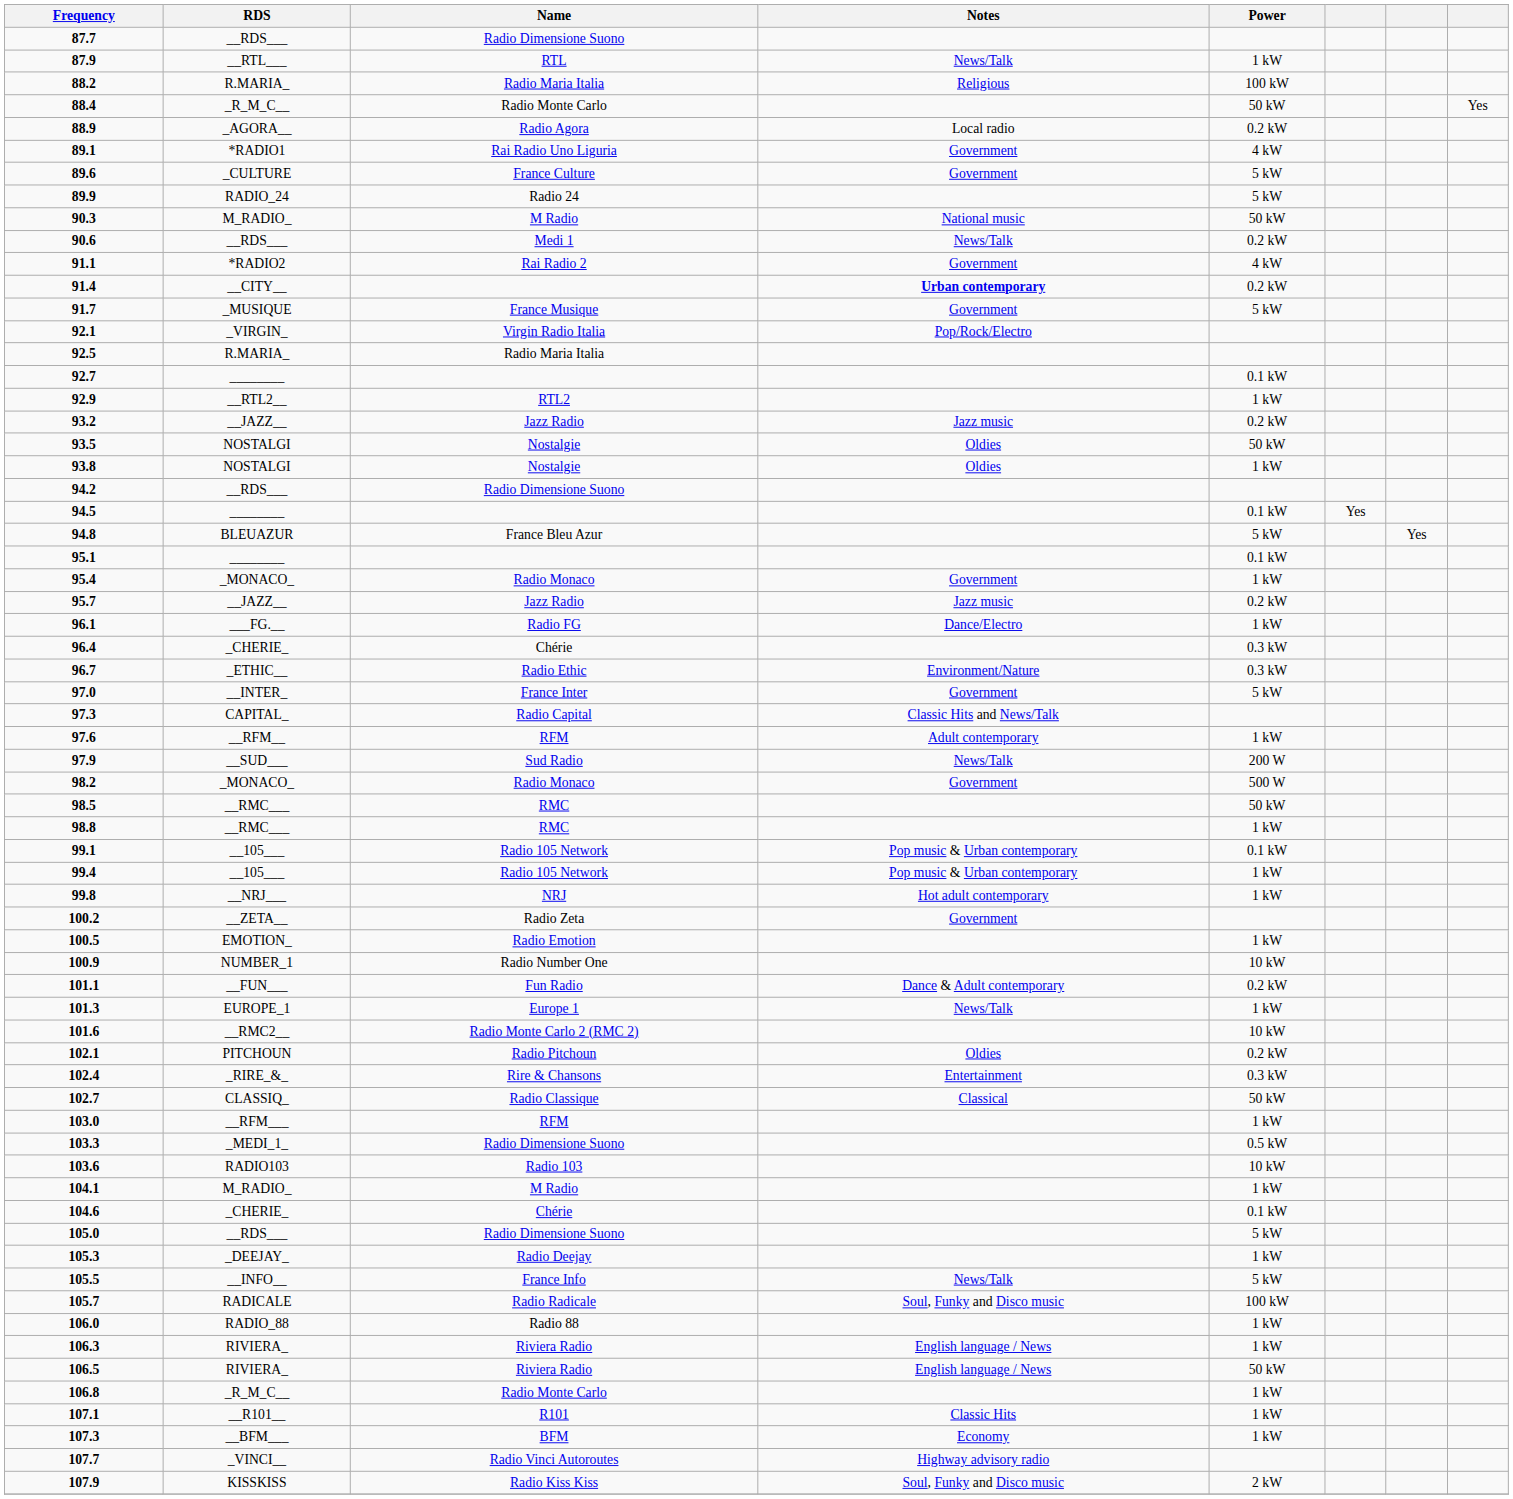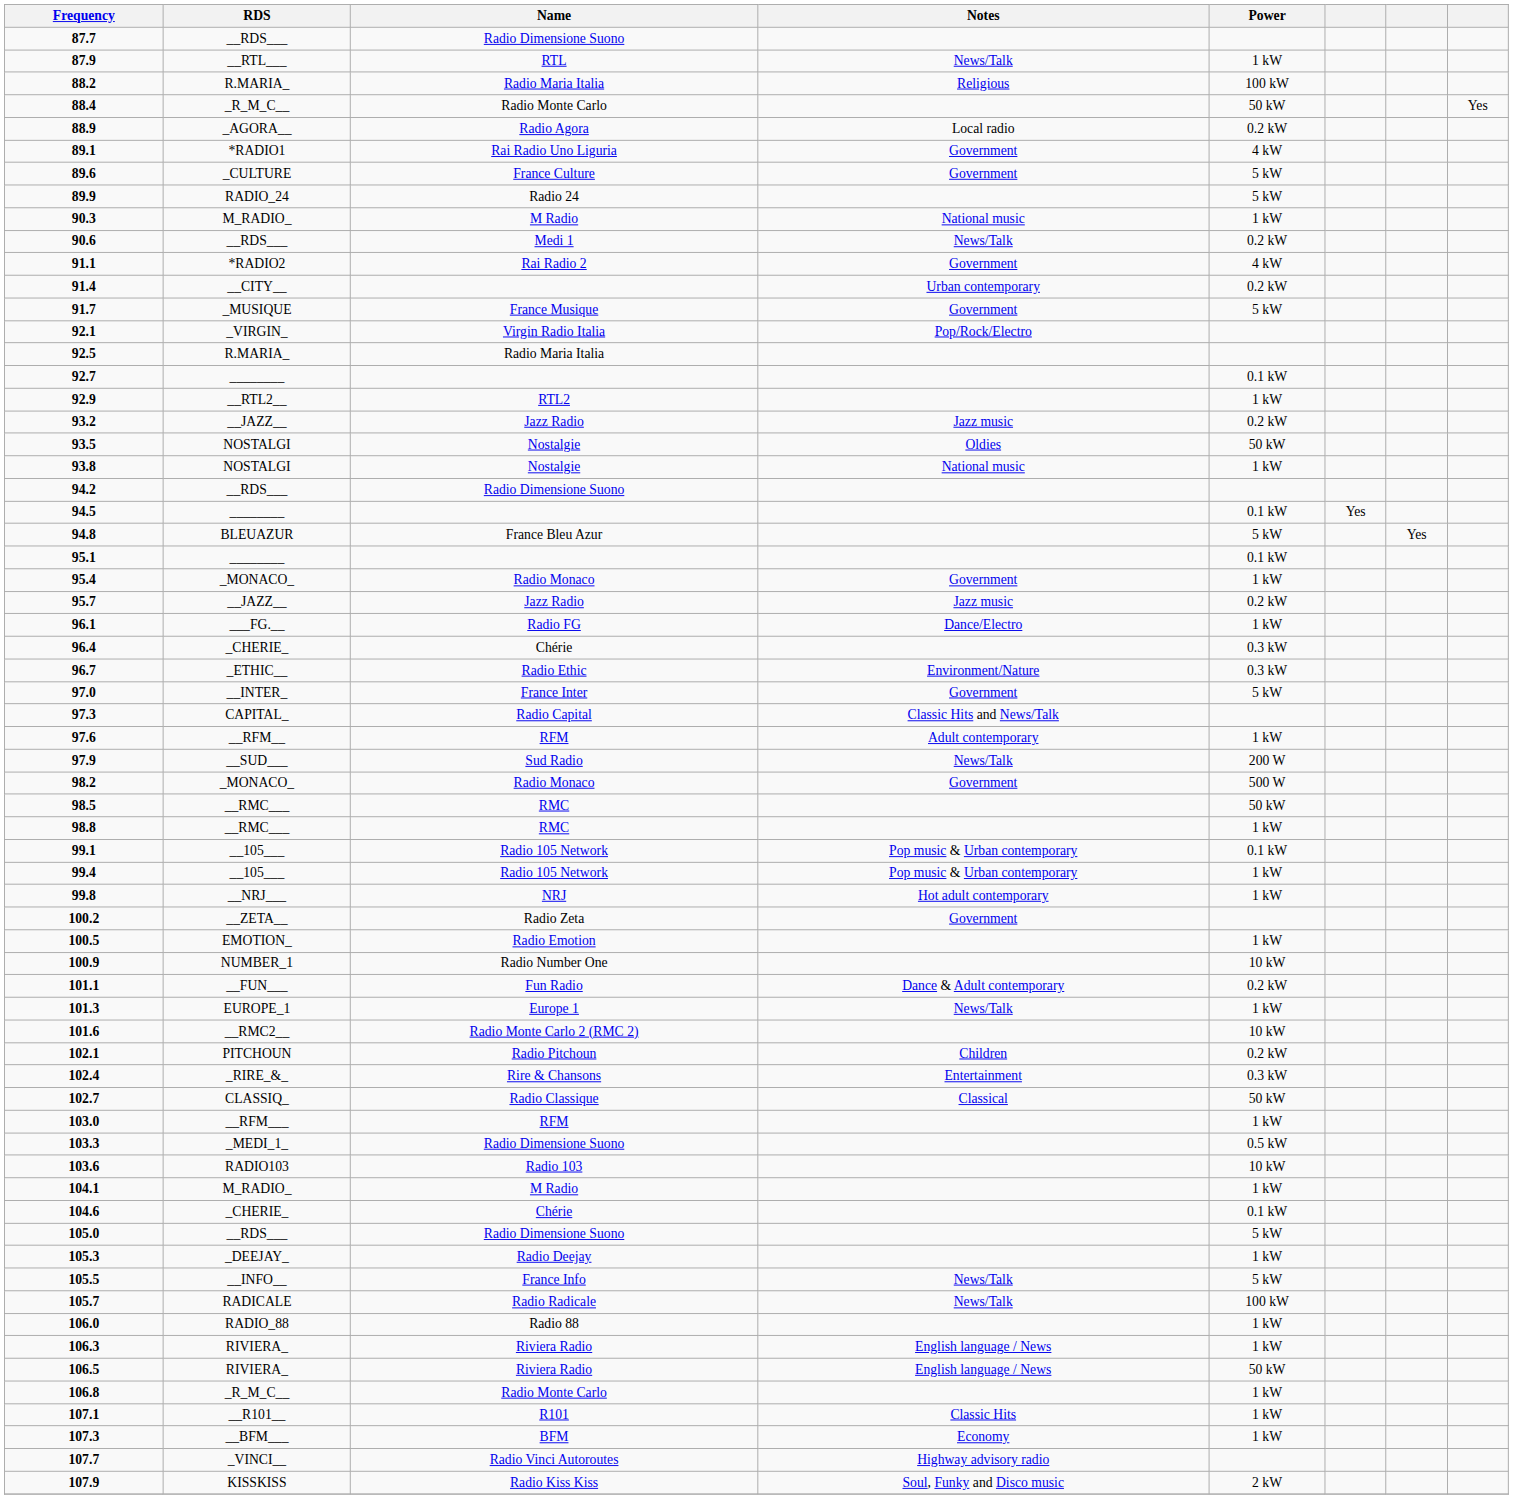(1267, 219) 50 kW -> (1267, 219) 1 kW
(983, 286) bold -> (983, 286) normal
(983, 467) Oldies -> (983, 467) National music
(983, 1054) Oldies -> (983, 1054) Children
(983, 1302) Soul, Funky and Disco music -> (983, 1302) News/Talk
